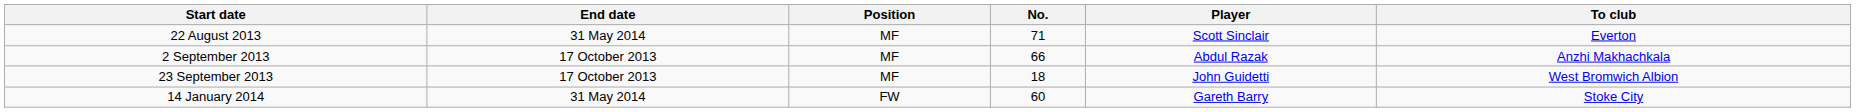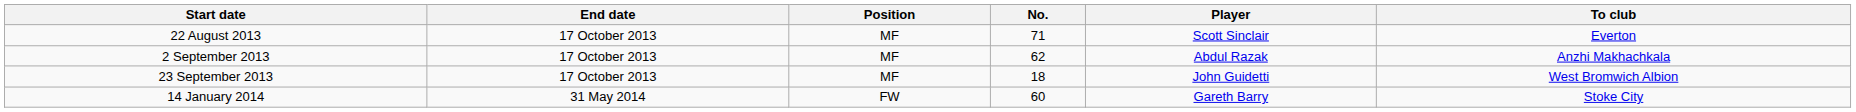(608, 35) 31 May 2014 -> (608, 35) 17 October 2013
(1038, 56) 66 -> (1038, 56) 62
